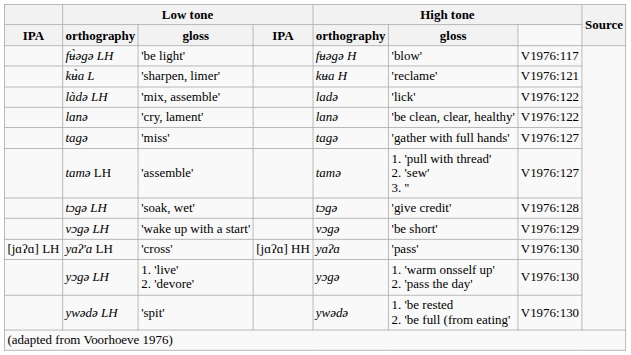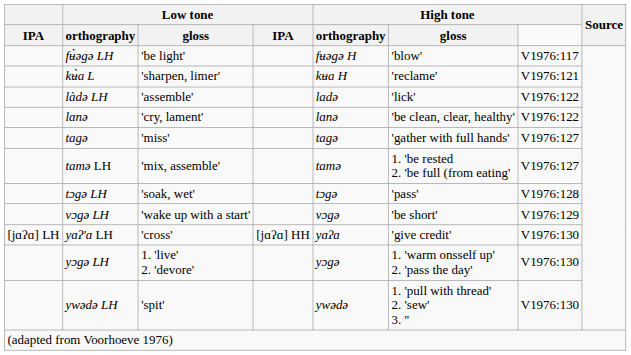(181, 96) 'mix, assemble' -> (167, 96) 'assemble'
(167, 173) 'assemble' -> (181, 165) 'mix, assemble'
(441, 173) 1. 'pull with thread' 2. 'sew' 3. '' -> (451, 165) 1. 'be rested 2. 'be full (from eating'
(421, 208) 'give credit' -> (405, 193) 'pass'
(405, 249) 'pass' -> (421, 234) 'give credit'
(451, 312) 1. 'be rested 2. 'be full (from eating' -> (441, 305) 1. 'pull with thread' 2. 'sew' 3. ''
